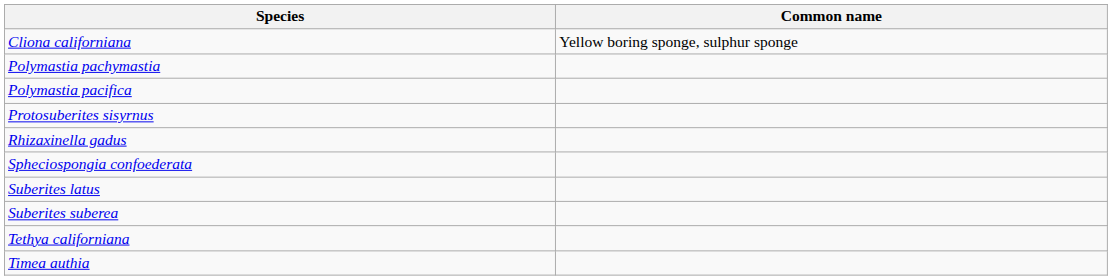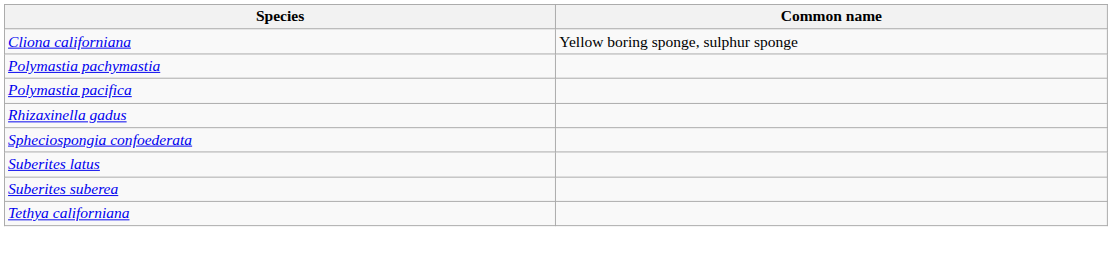- row: (81, 115)
- row: (49, 262)
